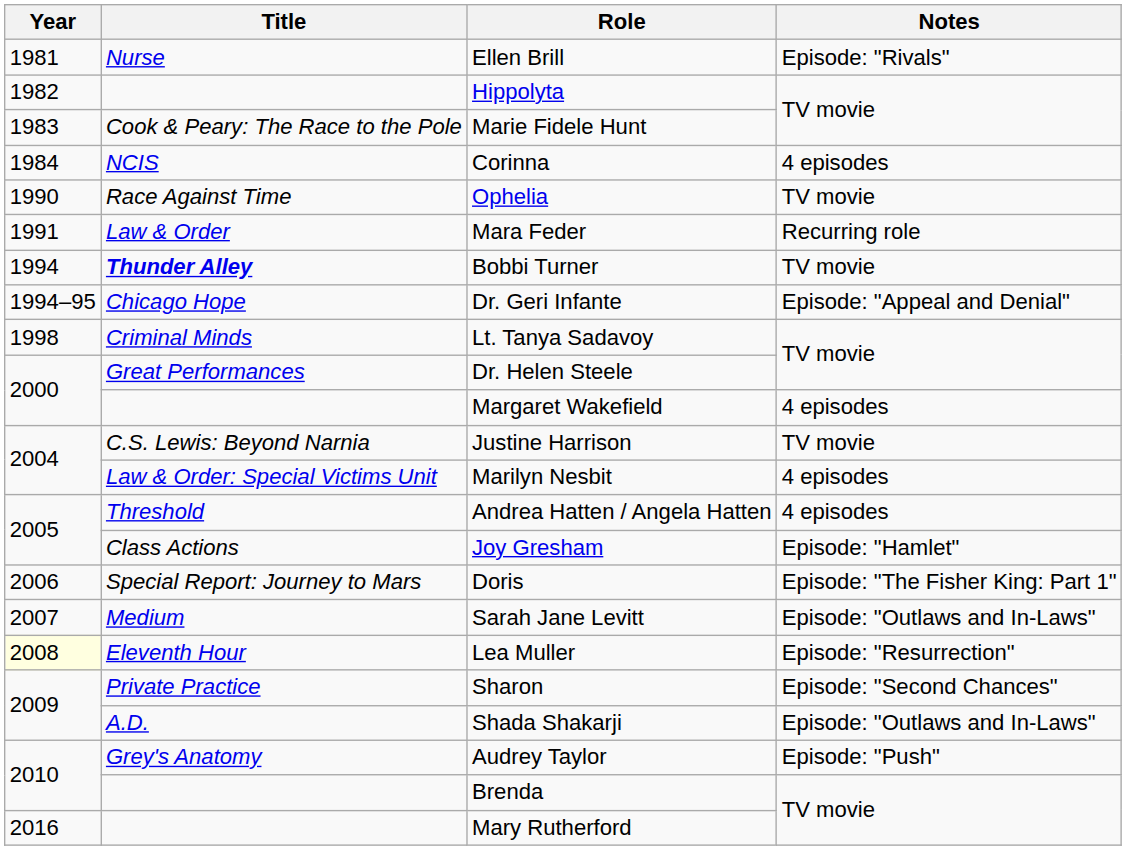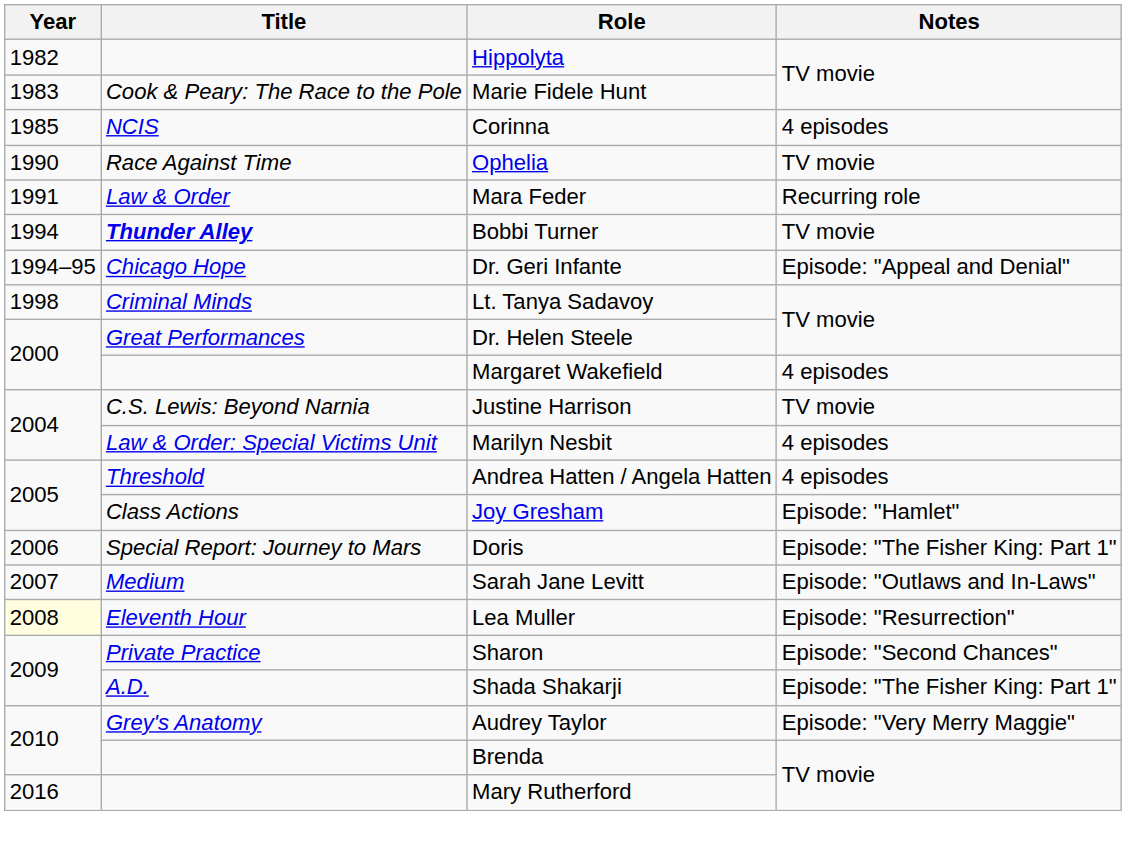- row: (518, 57)
(34, 162) 1984 -> (34, 127) 1985
(939, 722) Episode: "Outlaws and In-Laws" -> (949, 687) Episode: "The Fisher King: Part 1"
(861, 757) Episode: "Push" -> (928, 722) Episode: "Very Merry Maggie"
